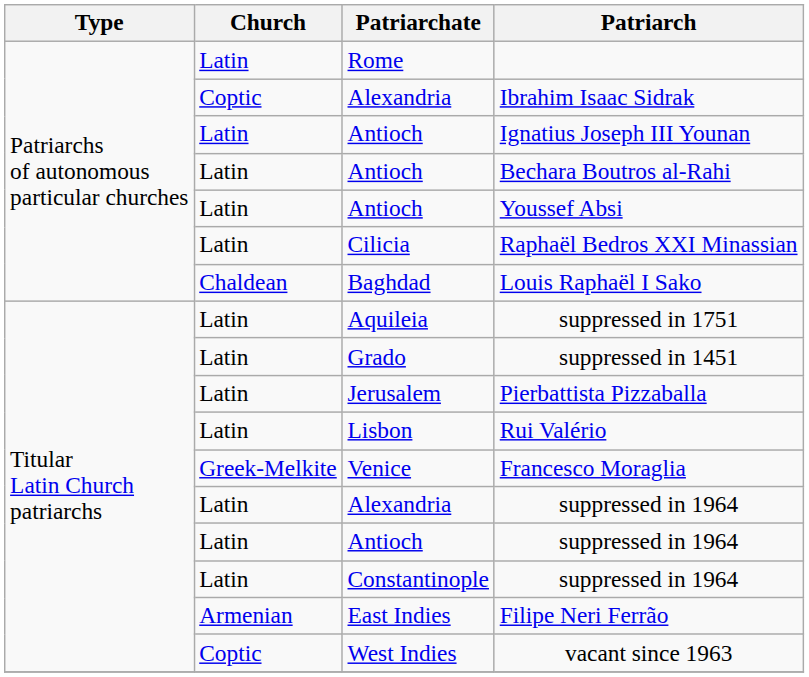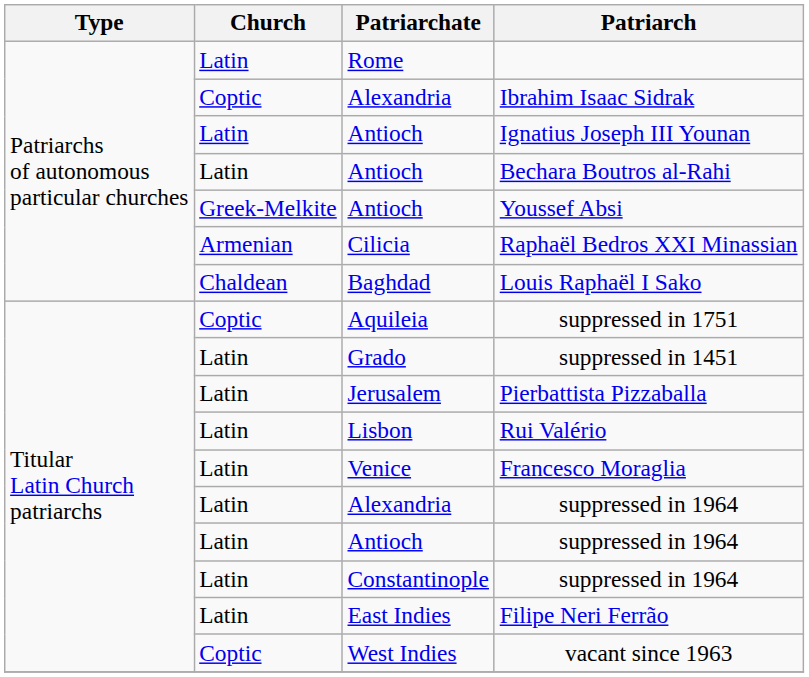(224, 208) Latin -> (268, 208) Greek-Melkite
(224, 245) Latin -> (246, 245) Armenian
(224, 319) Latin -> (230, 319) Coptic
(268, 467) Greek-Melkite -> (224, 467) Latin
(246, 615) Armenian -> (224, 615) Latin
